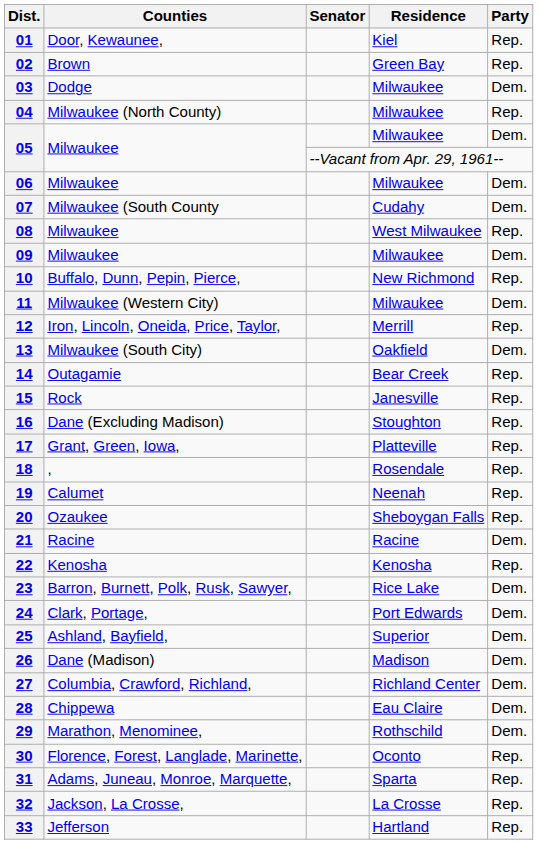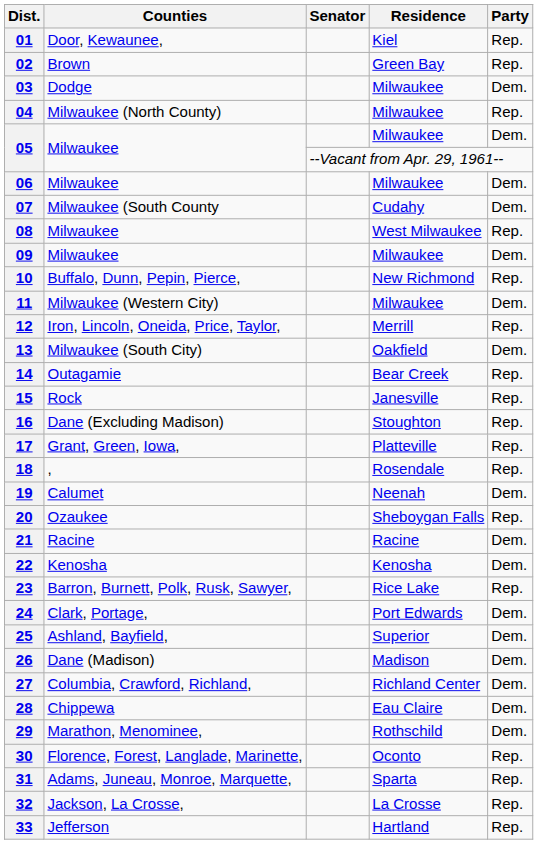(507, 493) Rep. -> (509, 493) Dem.
(507, 565) Rep. -> (509, 565) Dem.
(509, 588) Dem. -> (507, 588) Rep.
